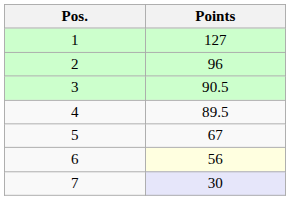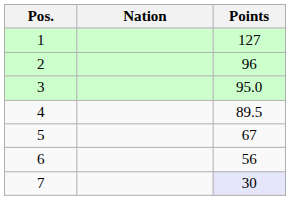+ column: (145, 16)
(215, 87) 90.5 -> (249, 87) 95.0
(215, 159) lightyellow background -> (249, 159) no background
